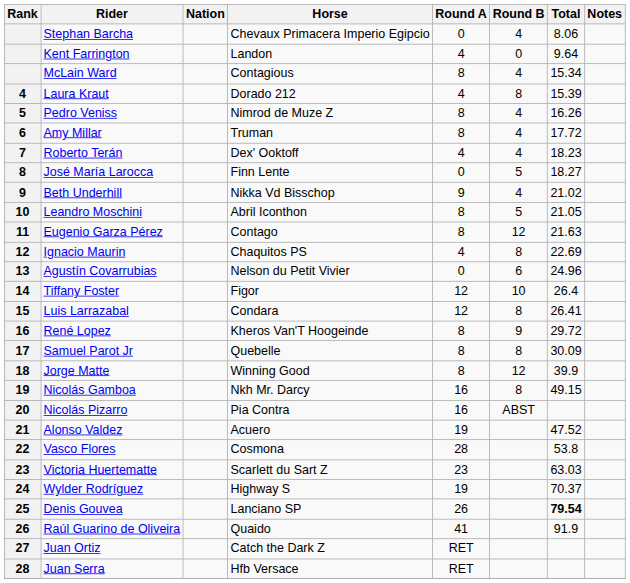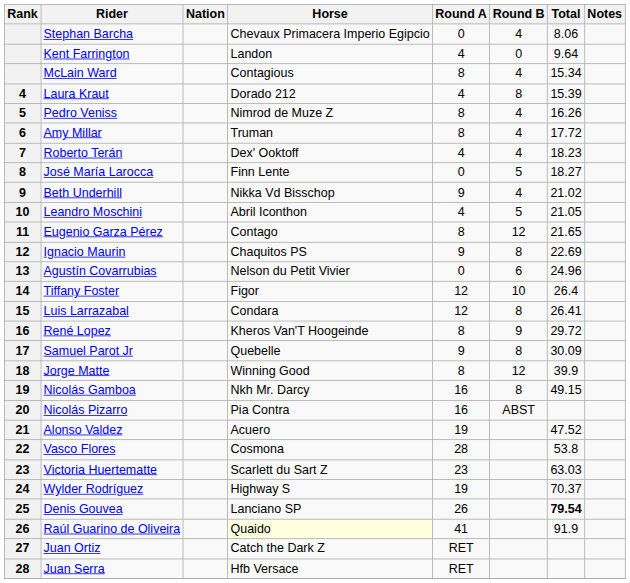(461, 212) 8 -> (461, 212) 4
(566, 232) 21.63 -> (566, 232) 21.65
(461, 251) 4 -> (461, 251) 9
(461, 350) 8 -> (461, 350) 9
(251, 529) no background -> (251, 529) lightyellow background
